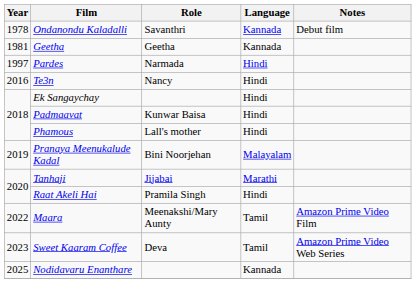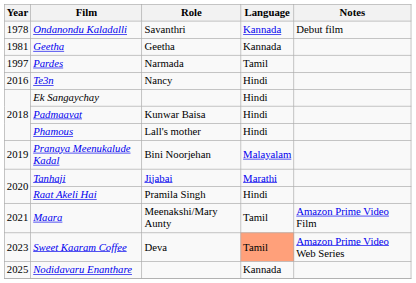(255, 64) Hindi -> (256, 64) Tamil
(18, 218) 2022 -> (18, 218) 2021
(256, 247) no background -> (256, 247) lightsalmon background
